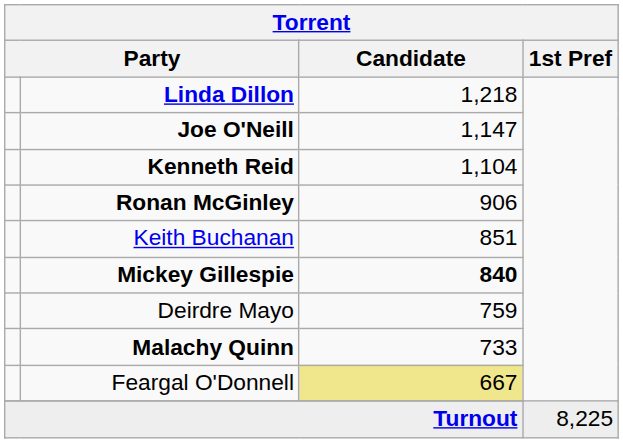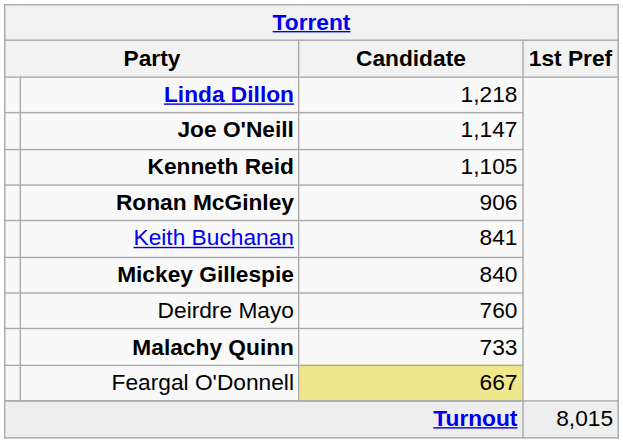(489, 166) 1,104 -> (489, 166) 1,105
(498, 238) 851 -> (498, 238) 841
(498, 274) bold -> (498, 274) normal
(498, 310) 759 -> (498, 310) 760
(585, 418) 8,225 -> (585, 418) 8,015
